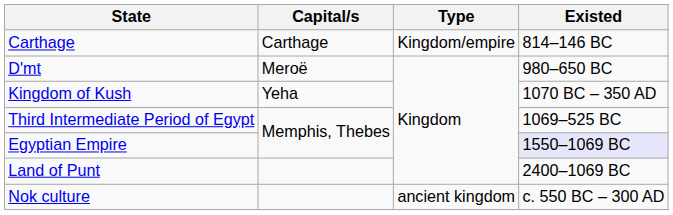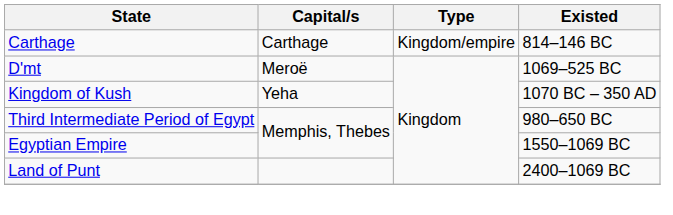(567, 68) 980–650 BC -> (572, 68) 1069–525 BC
(572, 119) 1069–525 BC -> (567, 119) 980–650 BC
(576, 145) lavender background -> (576, 145) no background
- row: (49, 196)
